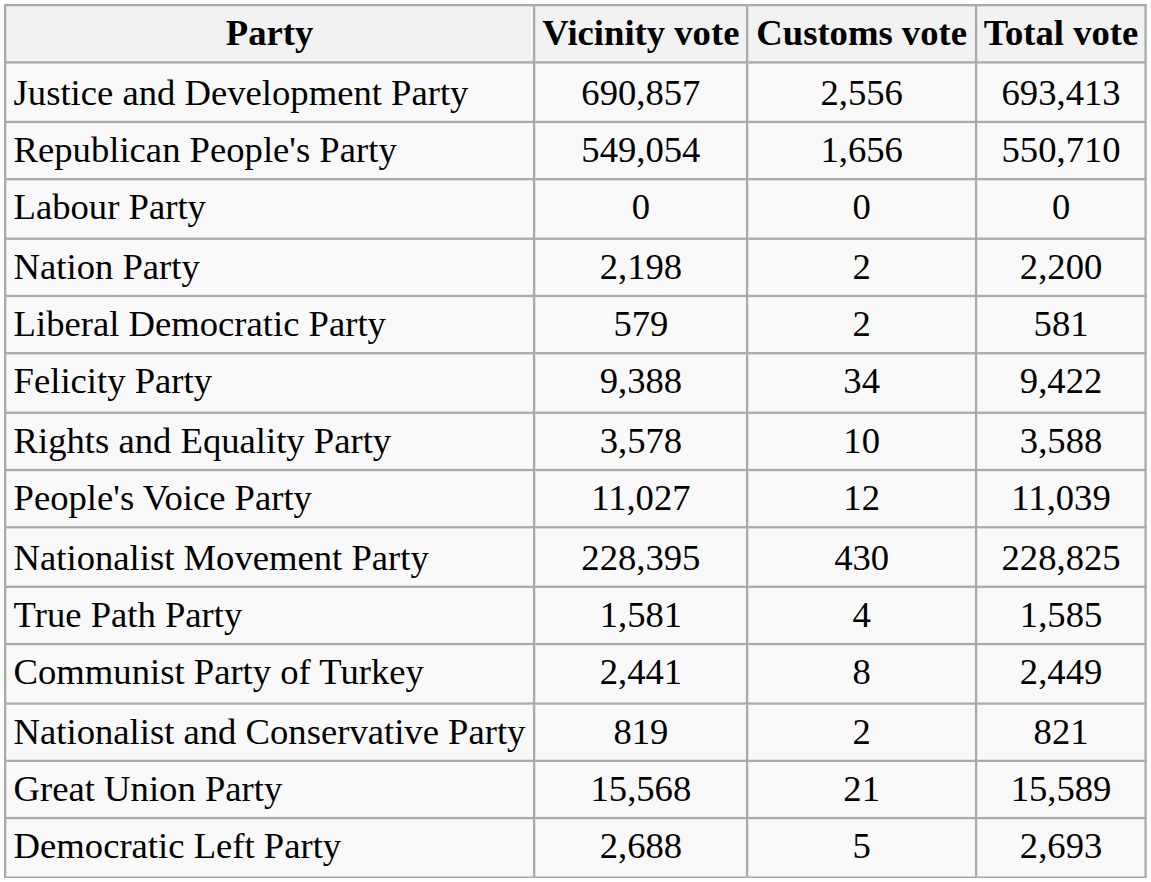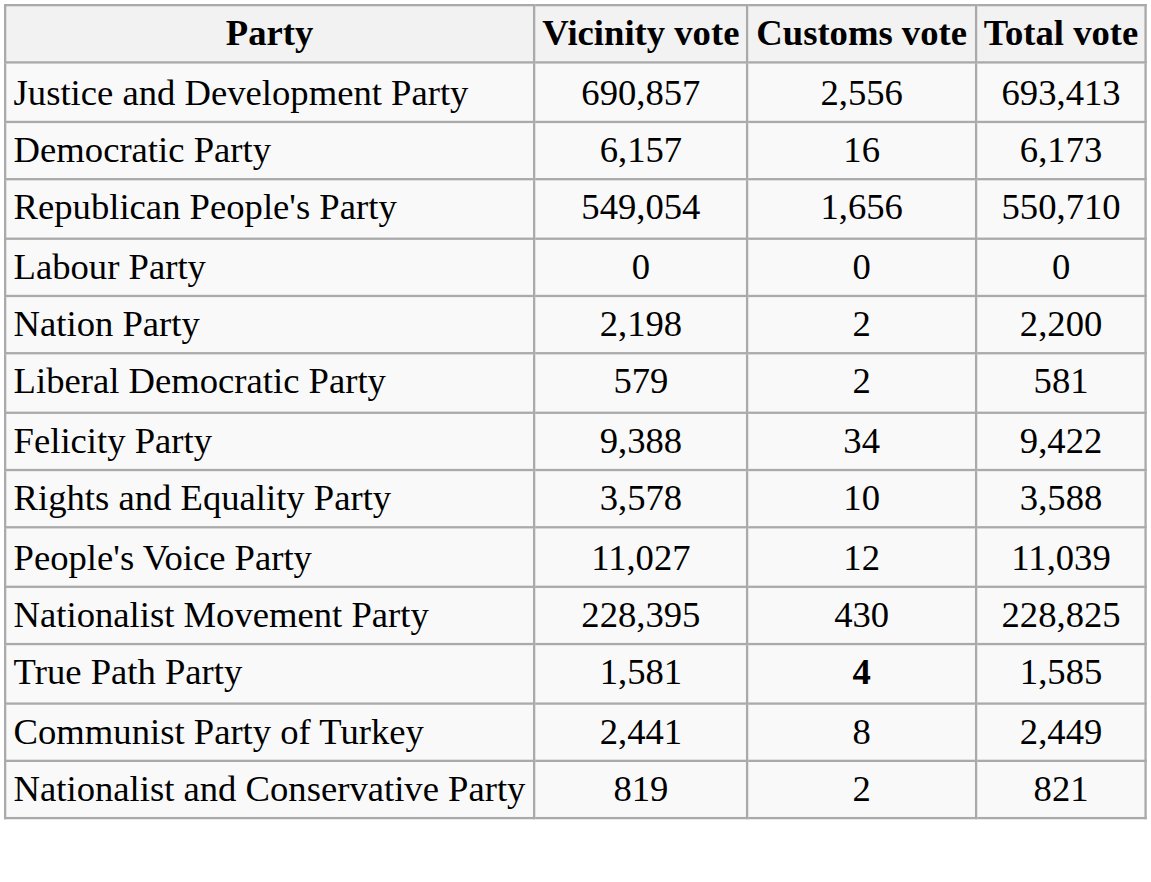+ row: (142, 149)
(862, 614) normal -> (862, 672) bold
- row: (148, 788)
- row: (177, 847)
